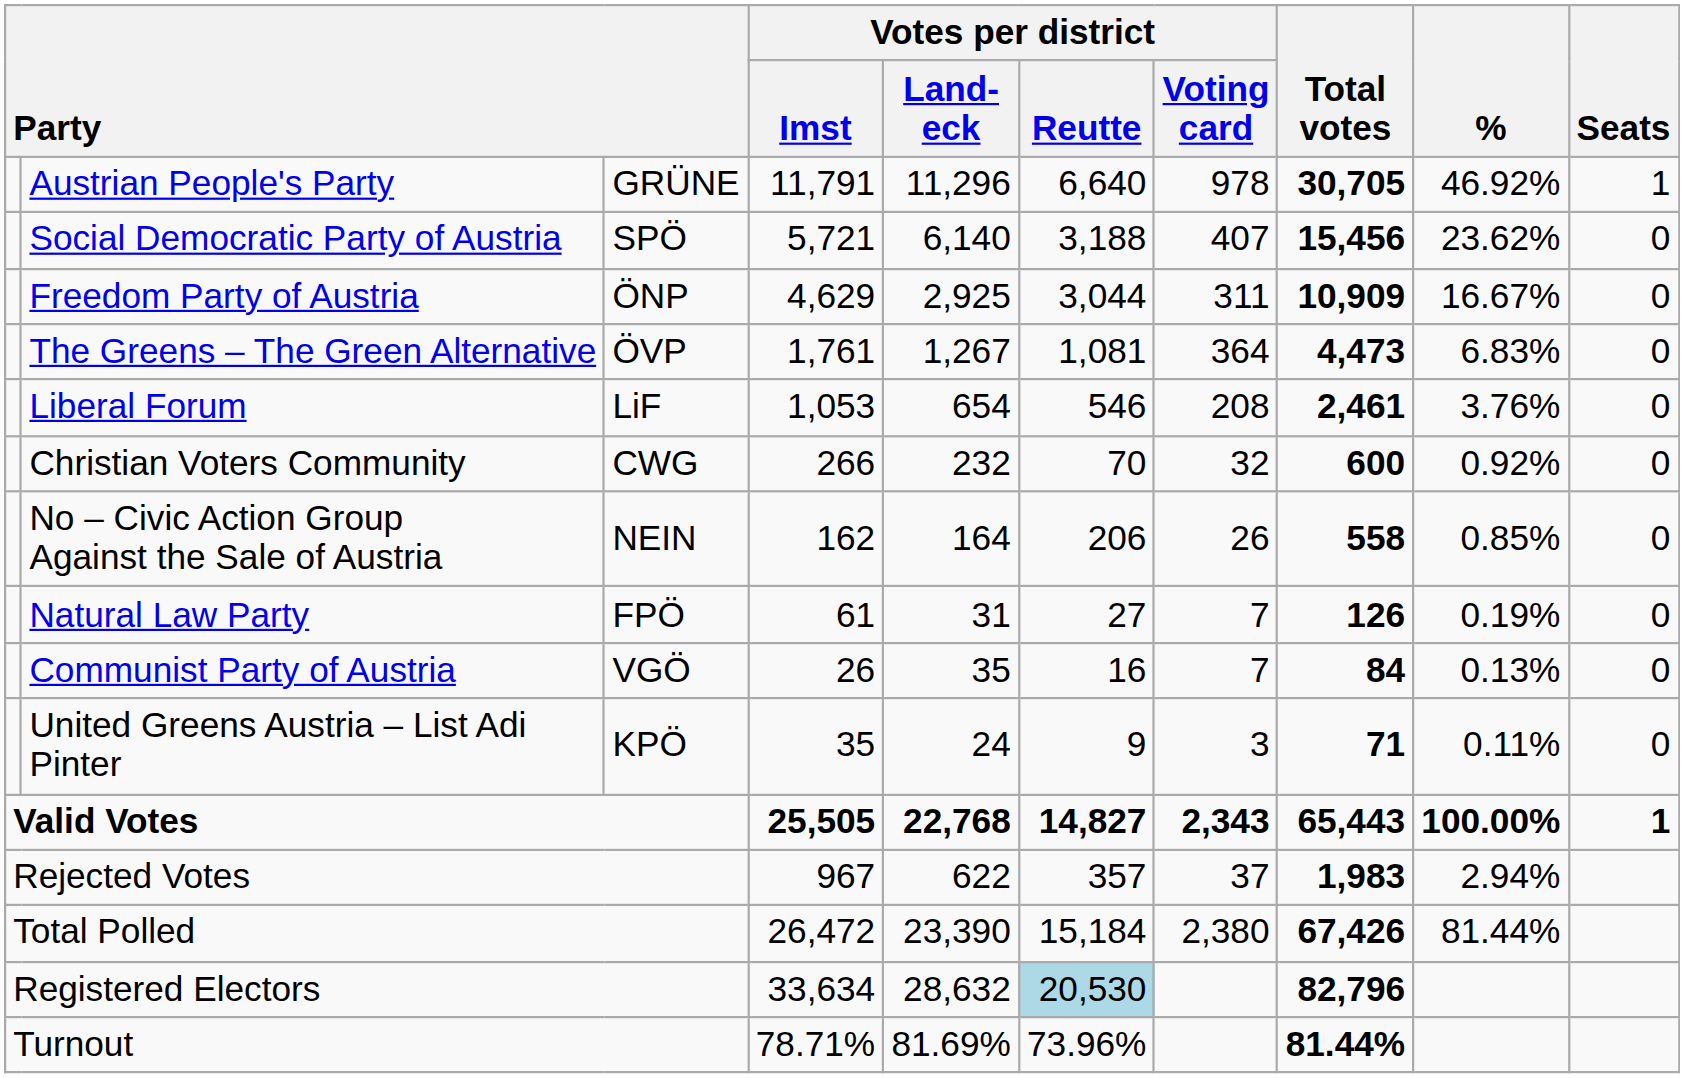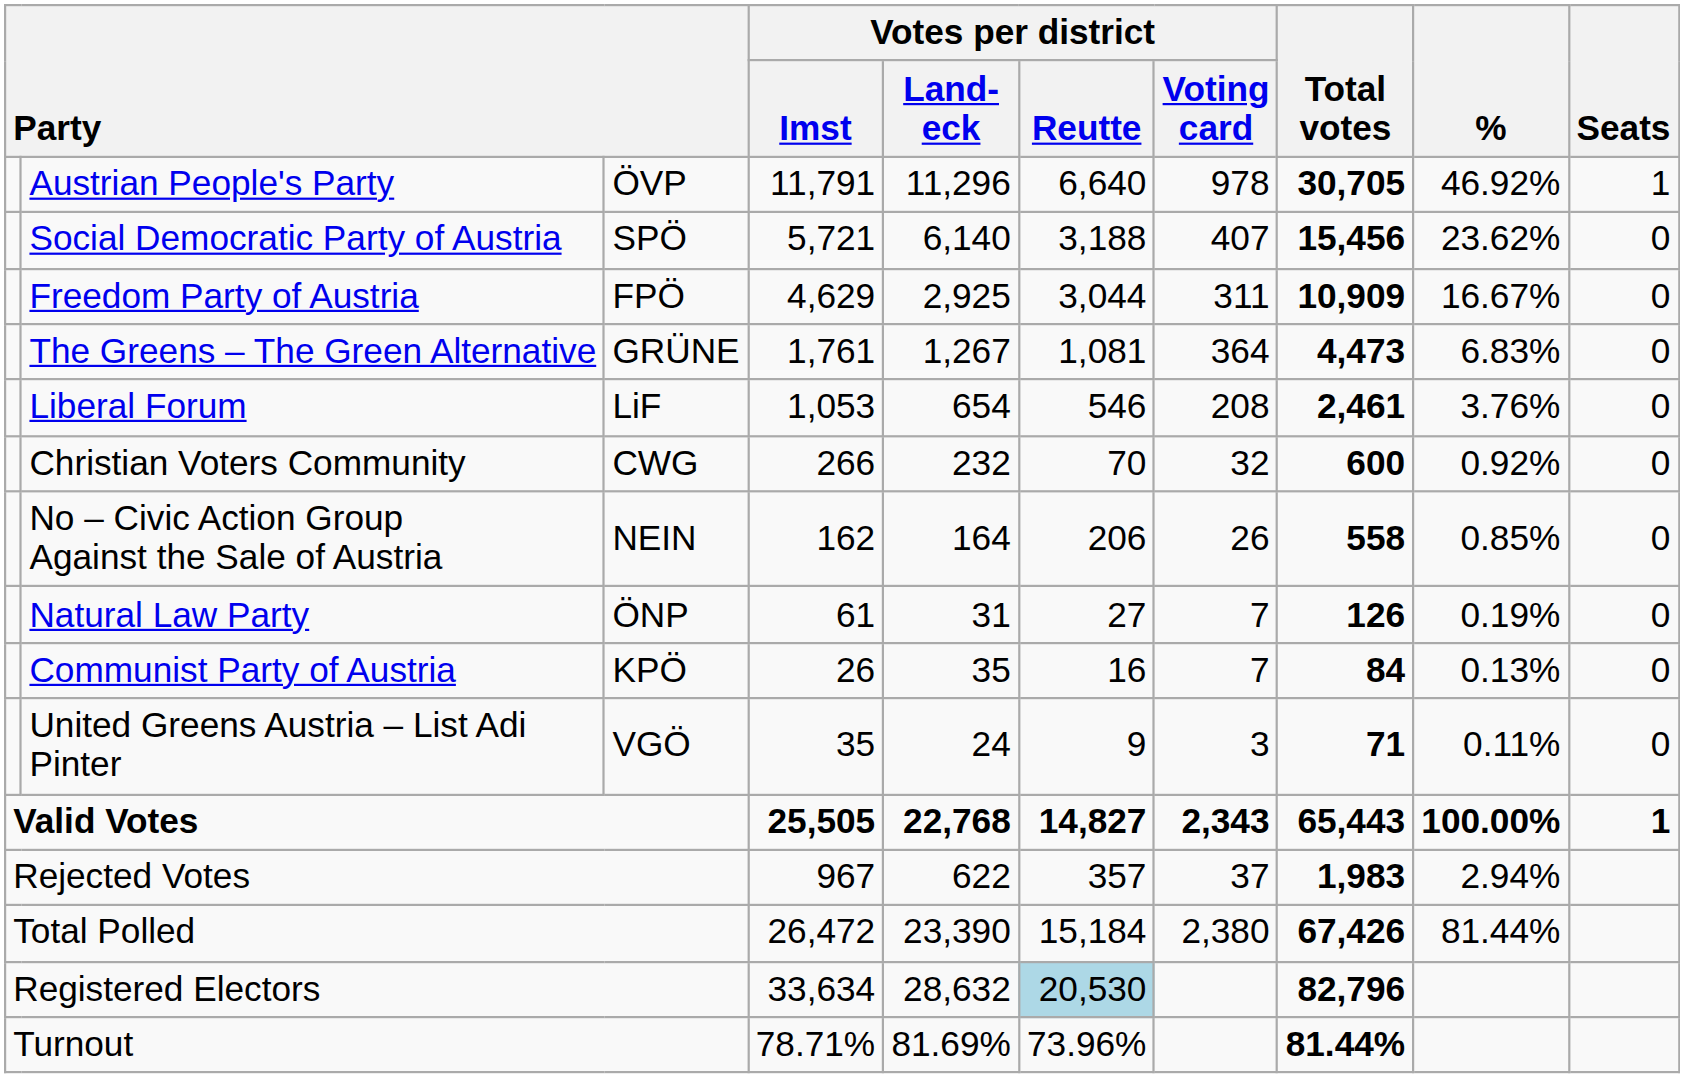(676, 183) GRÜNE -> (650, 183) ÖVP
(651, 295) ÖNP -> (649, 295) FPÖ
(650, 351) ÖVP -> (676, 351) GRÜNE
(649, 614) FPÖ -> (651, 614) ÖNP
(652, 669) VGÖ -> (650, 669) KPÖ
(650, 745) KPÖ -> (652, 745) VGÖ
